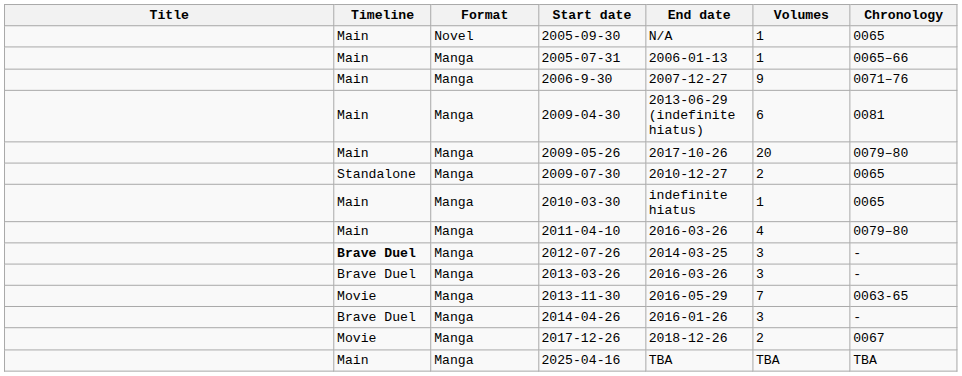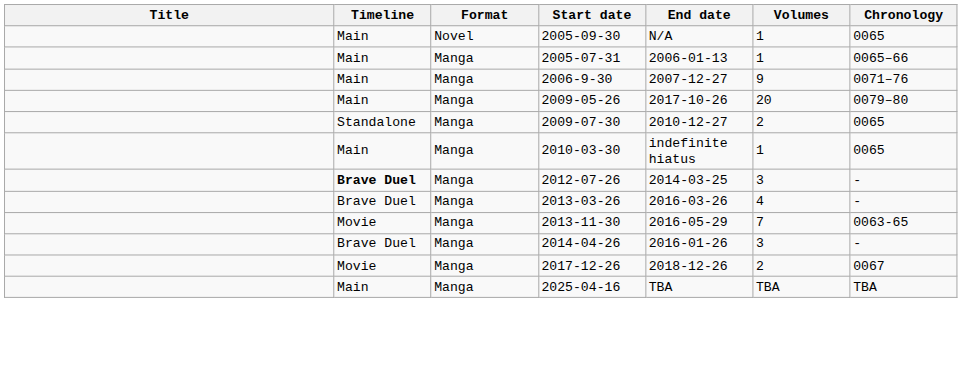- row: (581, 116)
- row: (581, 232)
(760, 275) 3 -> (760, 202) 4
